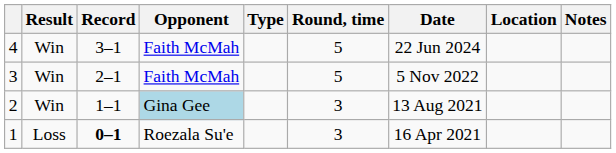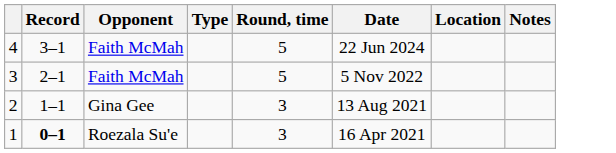- column: (49, 19)
(177, 105) lightblue background -> (121, 105) no background
